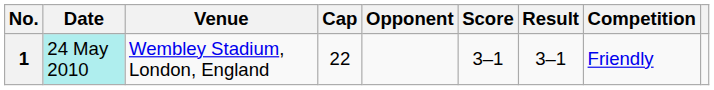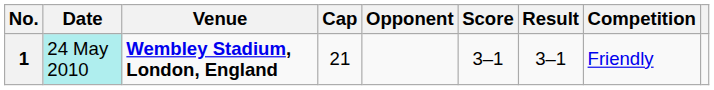(207, 59) normal -> (209, 59) bold
(340, 59) 22 -> (340, 59) 21
